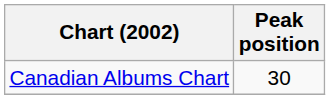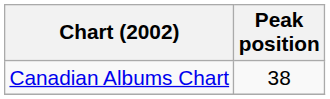(279, 77) 30 -> (279, 77) 38
